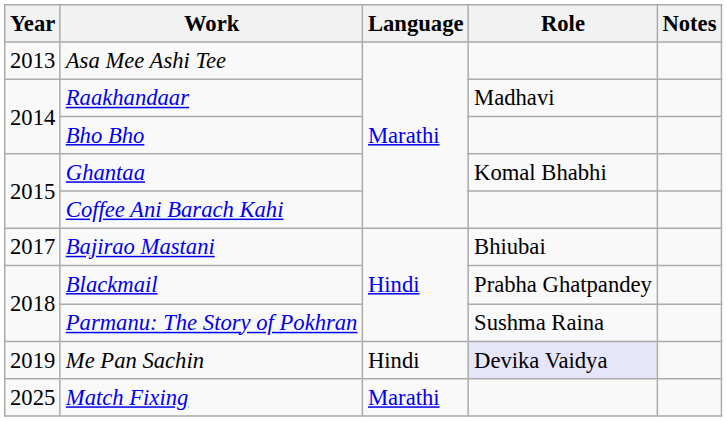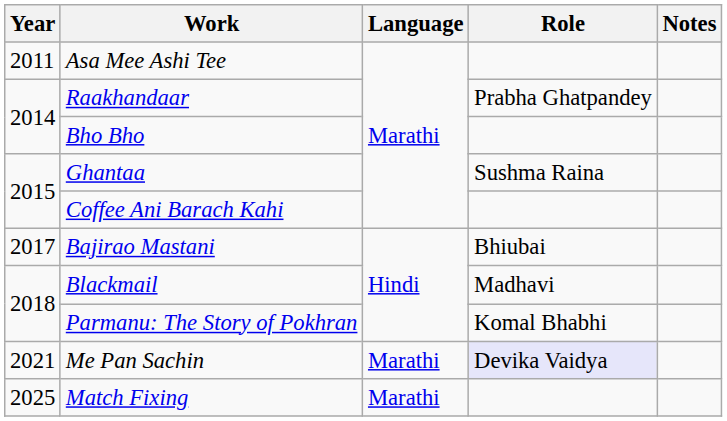(33, 60) 2013 -> (32, 60) 2011
(514, 98) Madhavi -> (563, 98) Prabha Ghatpandey
(540, 172) Komal Bhabhi -> (539, 172) Sushma Raina
(563, 284) Prabha Ghatpandey -> (514, 284) Madhavi
(539, 322) Sushma Raina -> (540, 322) Komal Bhabhi
(33, 359) 2019 -> (33, 359) 2021
(394, 359) Hindi -> (404, 359) Marathi
